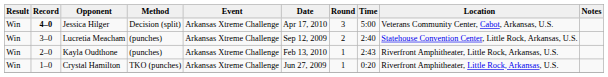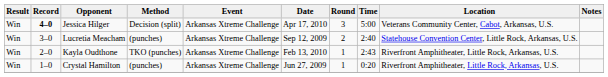(146, 52) (punches) -> (155, 52) TKO (punches)
(155, 65) TKO (punches) -> (146, 65) (punches)
